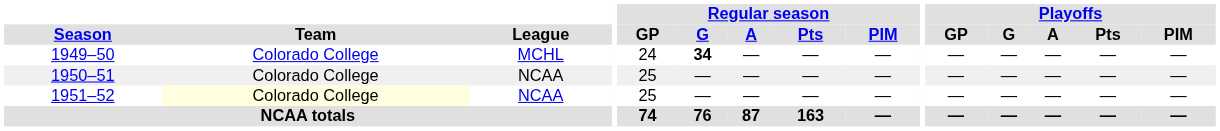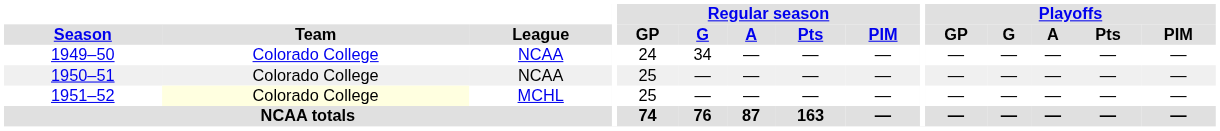(541, 54) MCHL -> (541, 54) NCAA
(703, 54) bold -> (703, 54) normal
(541, 95) NCAA -> (541, 95) MCHL
